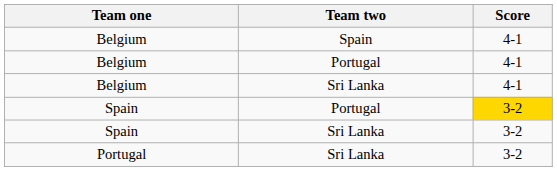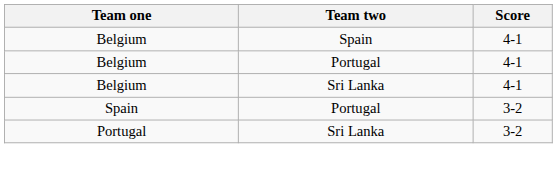(513, 108) gold background -> (513, 108) no background
- row: (122, 131)
